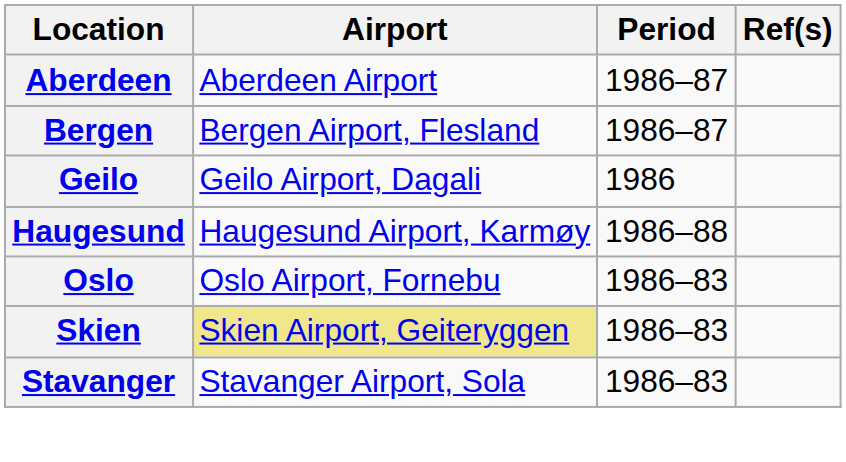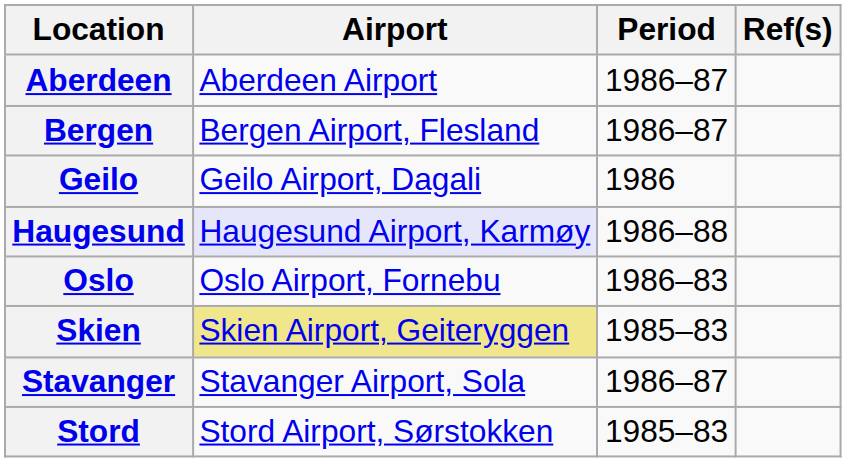(395, 230) no background -> (395, 230) lavender background
(667, 331) 1986–83 -> (667, 331) 1985–83
(667, 381) 1986–83 -> (667, 381) 1986–87
+ row: (99, 431)
